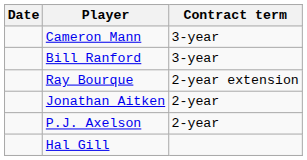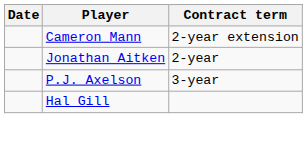(195, 37) 3-year -> (235, 37) 2-year extension
- row: (94, 59)
- row: (90, 80)
(195, 123) 2-year -> (195, 80) 3-year
